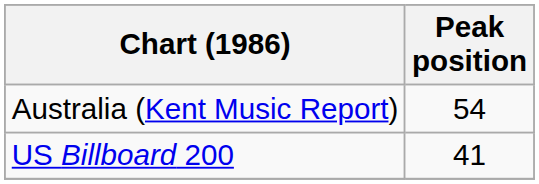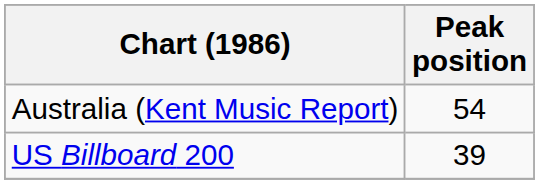(470, 155) 41 -> (470, 155) 39
